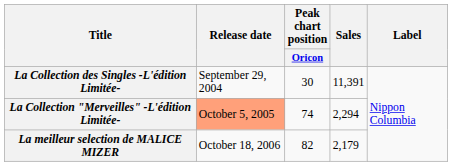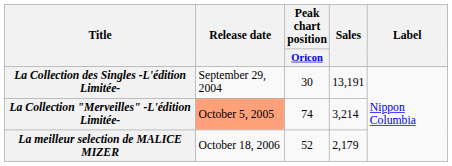(348, 82) 11,391 -> (348, 82) 13,191
(346, 114) 2,294 -> (345, 114) 3,214
(307, 145) 82 -> (307, 145) 52
